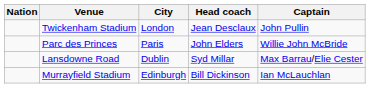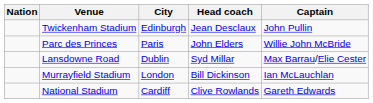(157, 28) London -> (163, 28) Edinburgh
(163, 75) Edinburgh -> (157, 75) London
+ row: (80, 91)
